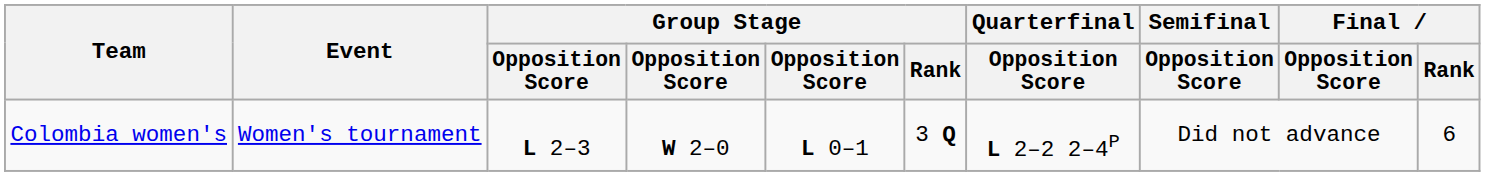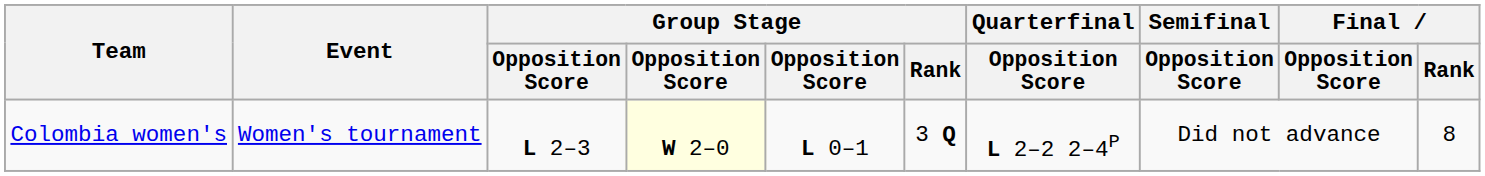(696, 148) no background -> (696, 148) lightyellow background
(1449, 135) 6 -> (1449, 135) 8
